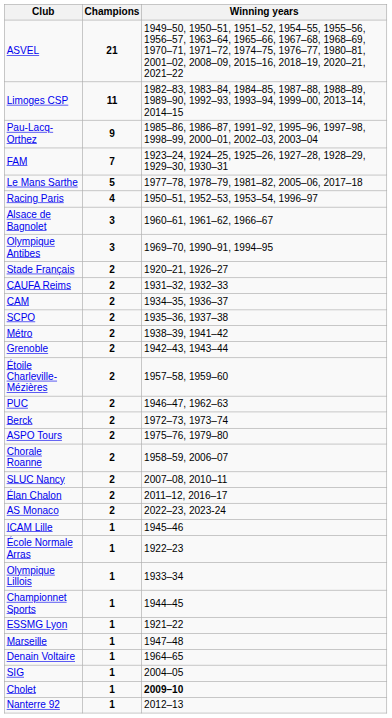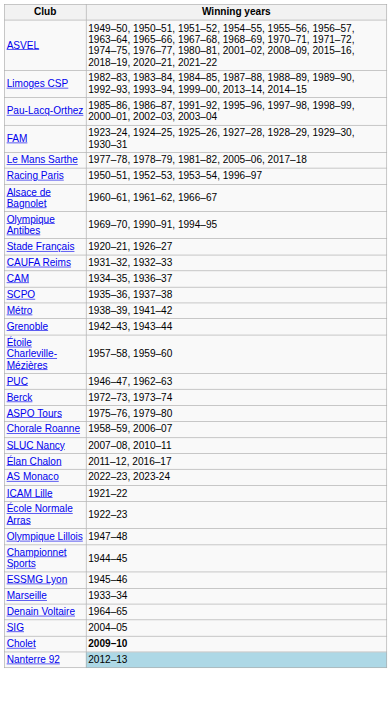- column: (112, 12)
(164, 527) 1945–46 -> (108, 493) 1921–22
(164, 576) 1933–34 -> (108, 536) 1947–48
(164, 625) 1921–22 -> (108, 580) 1945–46
(164, 641) 1947–48 -> (108, 596) 1933–34
(164, 705) no background -> (108, 660) lightblue background
